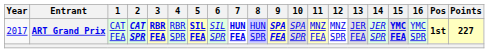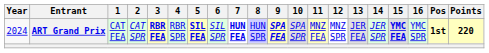(17, 31) 2017 -> (17, 31) 2024
(138, 31) bold -> (138, 31) normal
(466, 31) 227 -> (466, 31) 220
